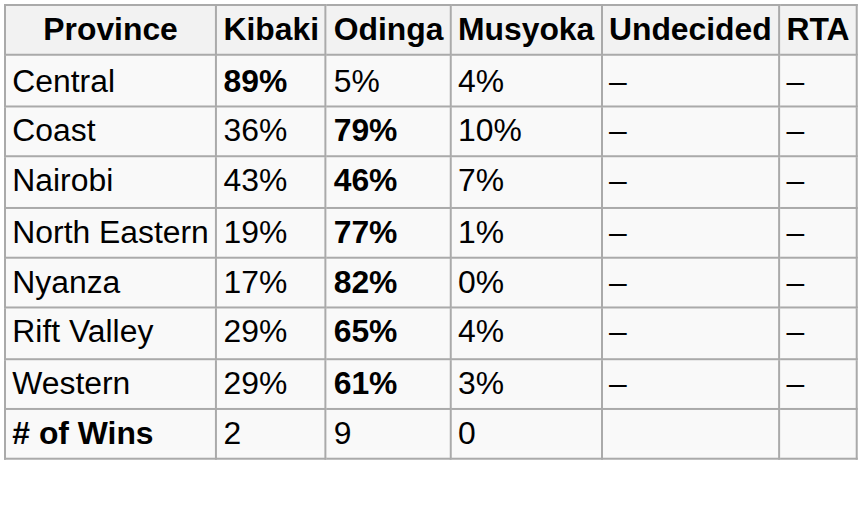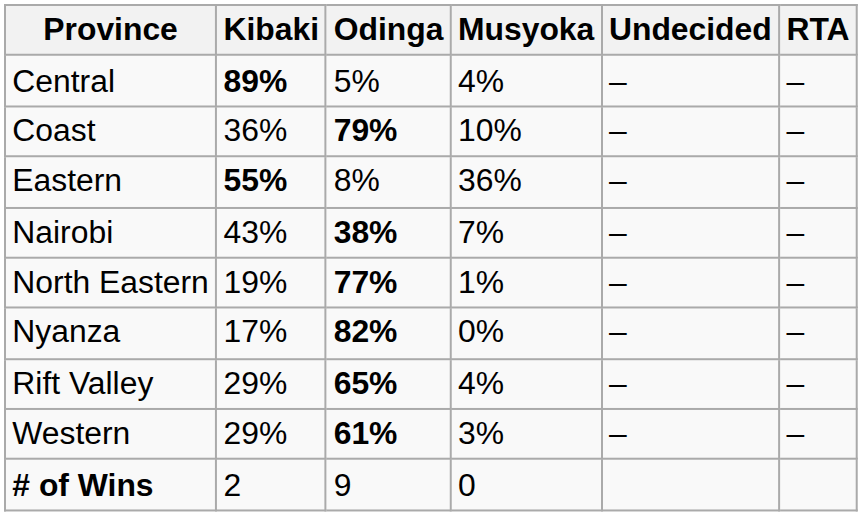+ row: (67, 181)
(366, 181) 46% -> (366, 231) 38%
